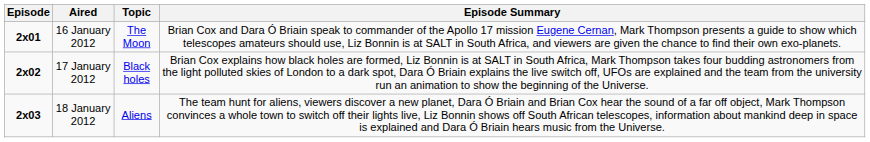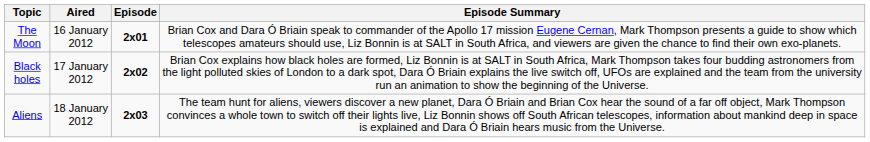columns swapped: (28, 13) <-> (137, 13)
